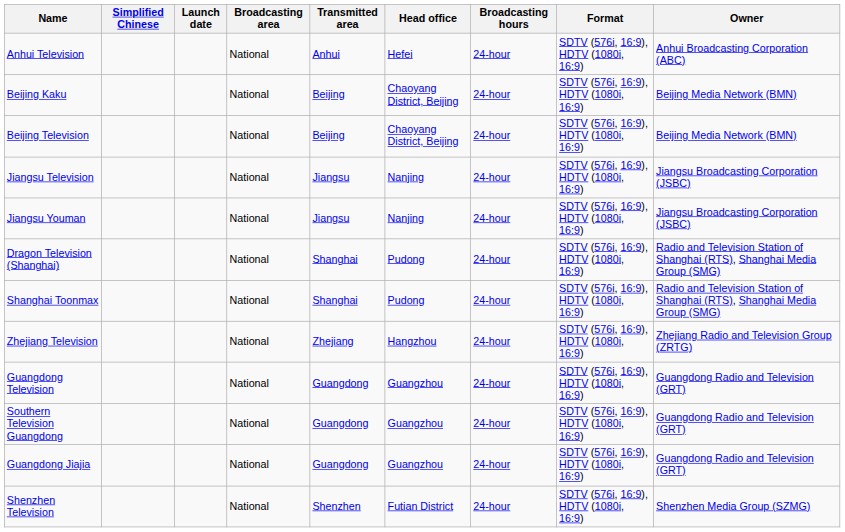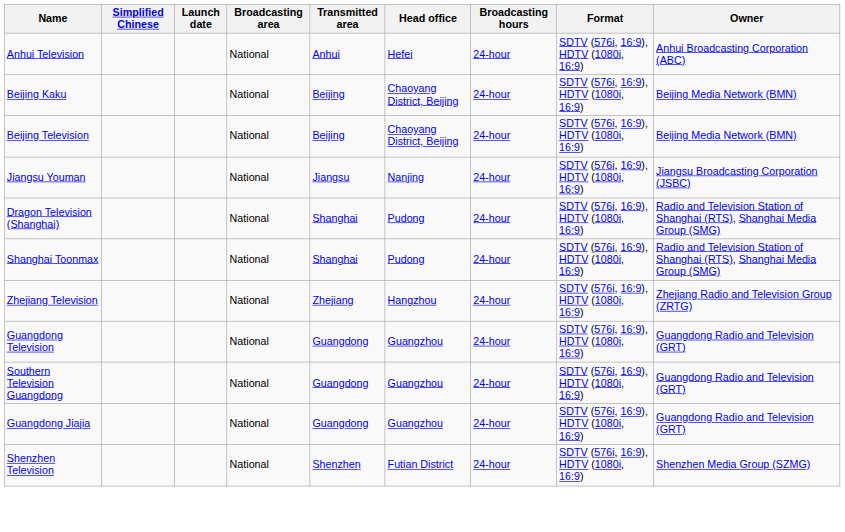- row: (50, 177)
